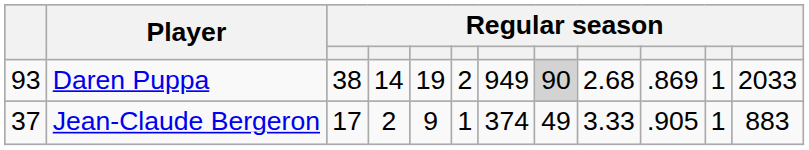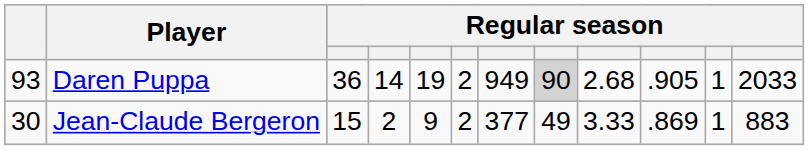(347, 79) 38 -> (347, 79) 36
(673, 79) .869 -> (673, 79) .905
(26, 122) 37 -> (26, 122) 30
(347, 122) 17 -> (347, 122) 15
(465, 122) 1 -> (465, 122) 2
(507, 122) 374 -> (507, 122) 377
(673, 122) .905 -> (673, 122) .869
